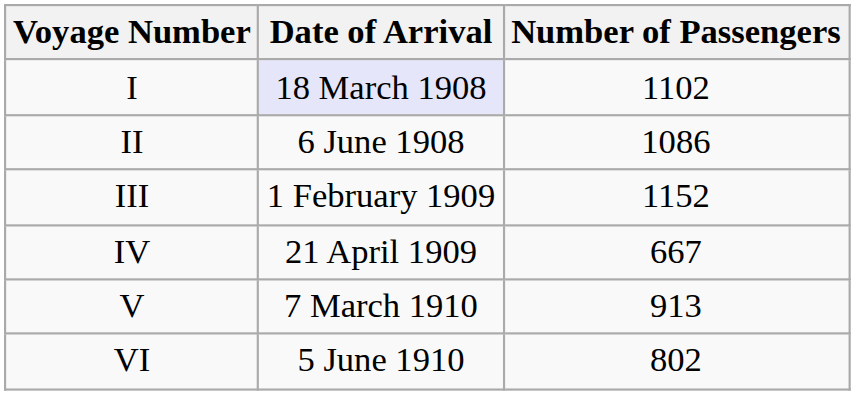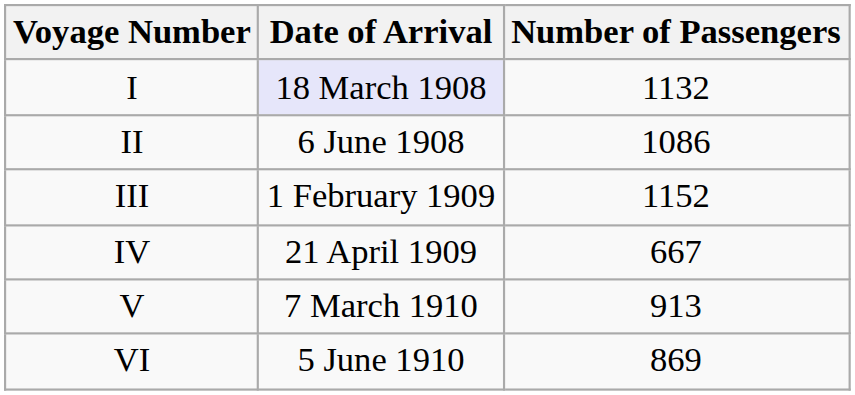(676, 86) 1102 -> (676, 86) 1132
(676, 360) 802 -> (676, 360) 869
